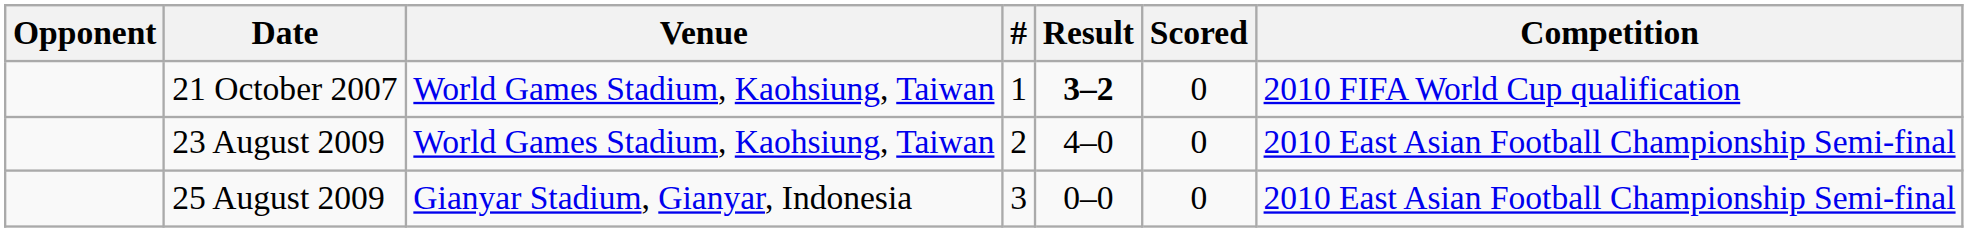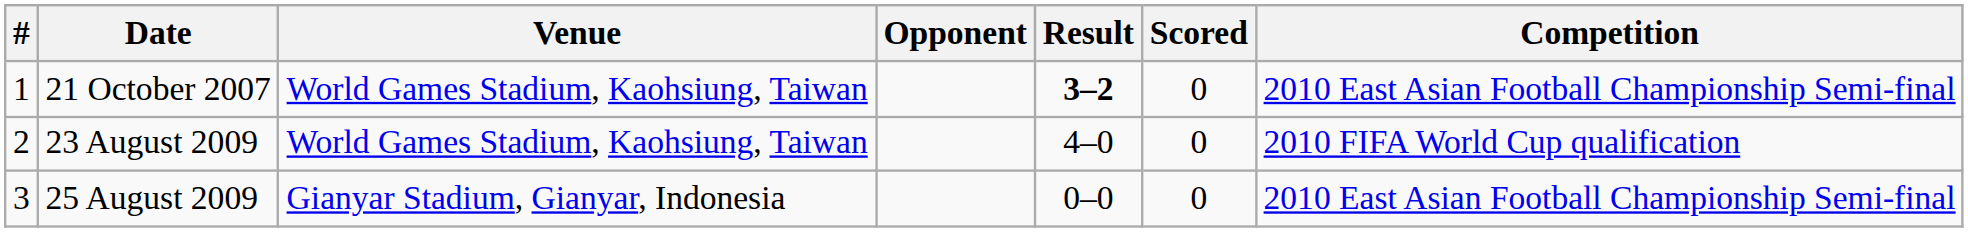columns swapped: (1019, 32) <-> (85, 32)
(1502, 87) 2010 FIFA World Cup qualification -> (1610, 87) 2010 East Asian Football Championship Semi-final
(1610, 143) 2010 East Asian Football Championship Semi-final -> (1502, 143) 2010 FIFA World Cup qualification
